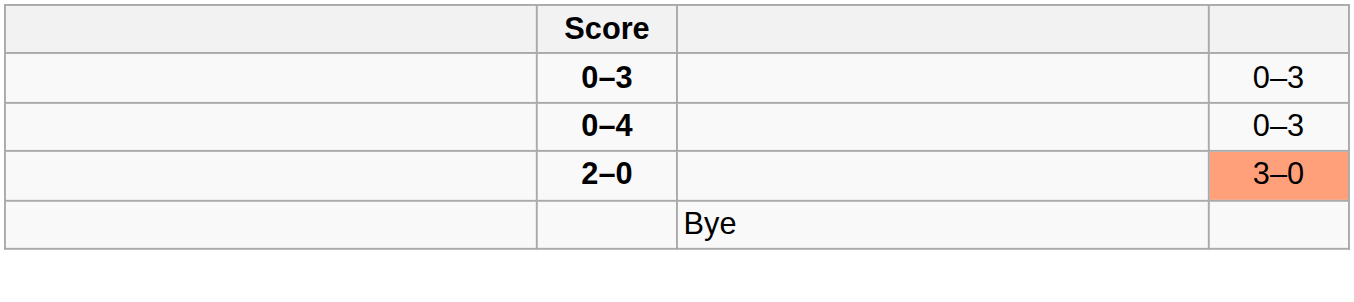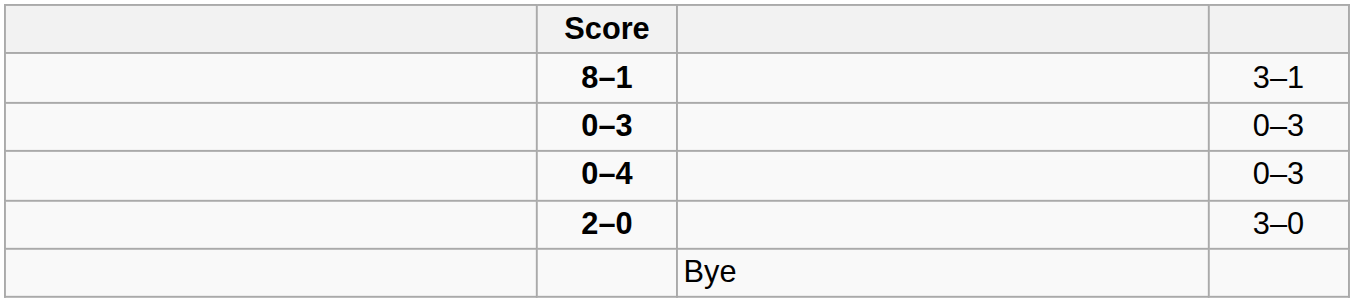+ row: (607, 77)
(1279, 175) lightsalmon background -> (1279, 223) no background
